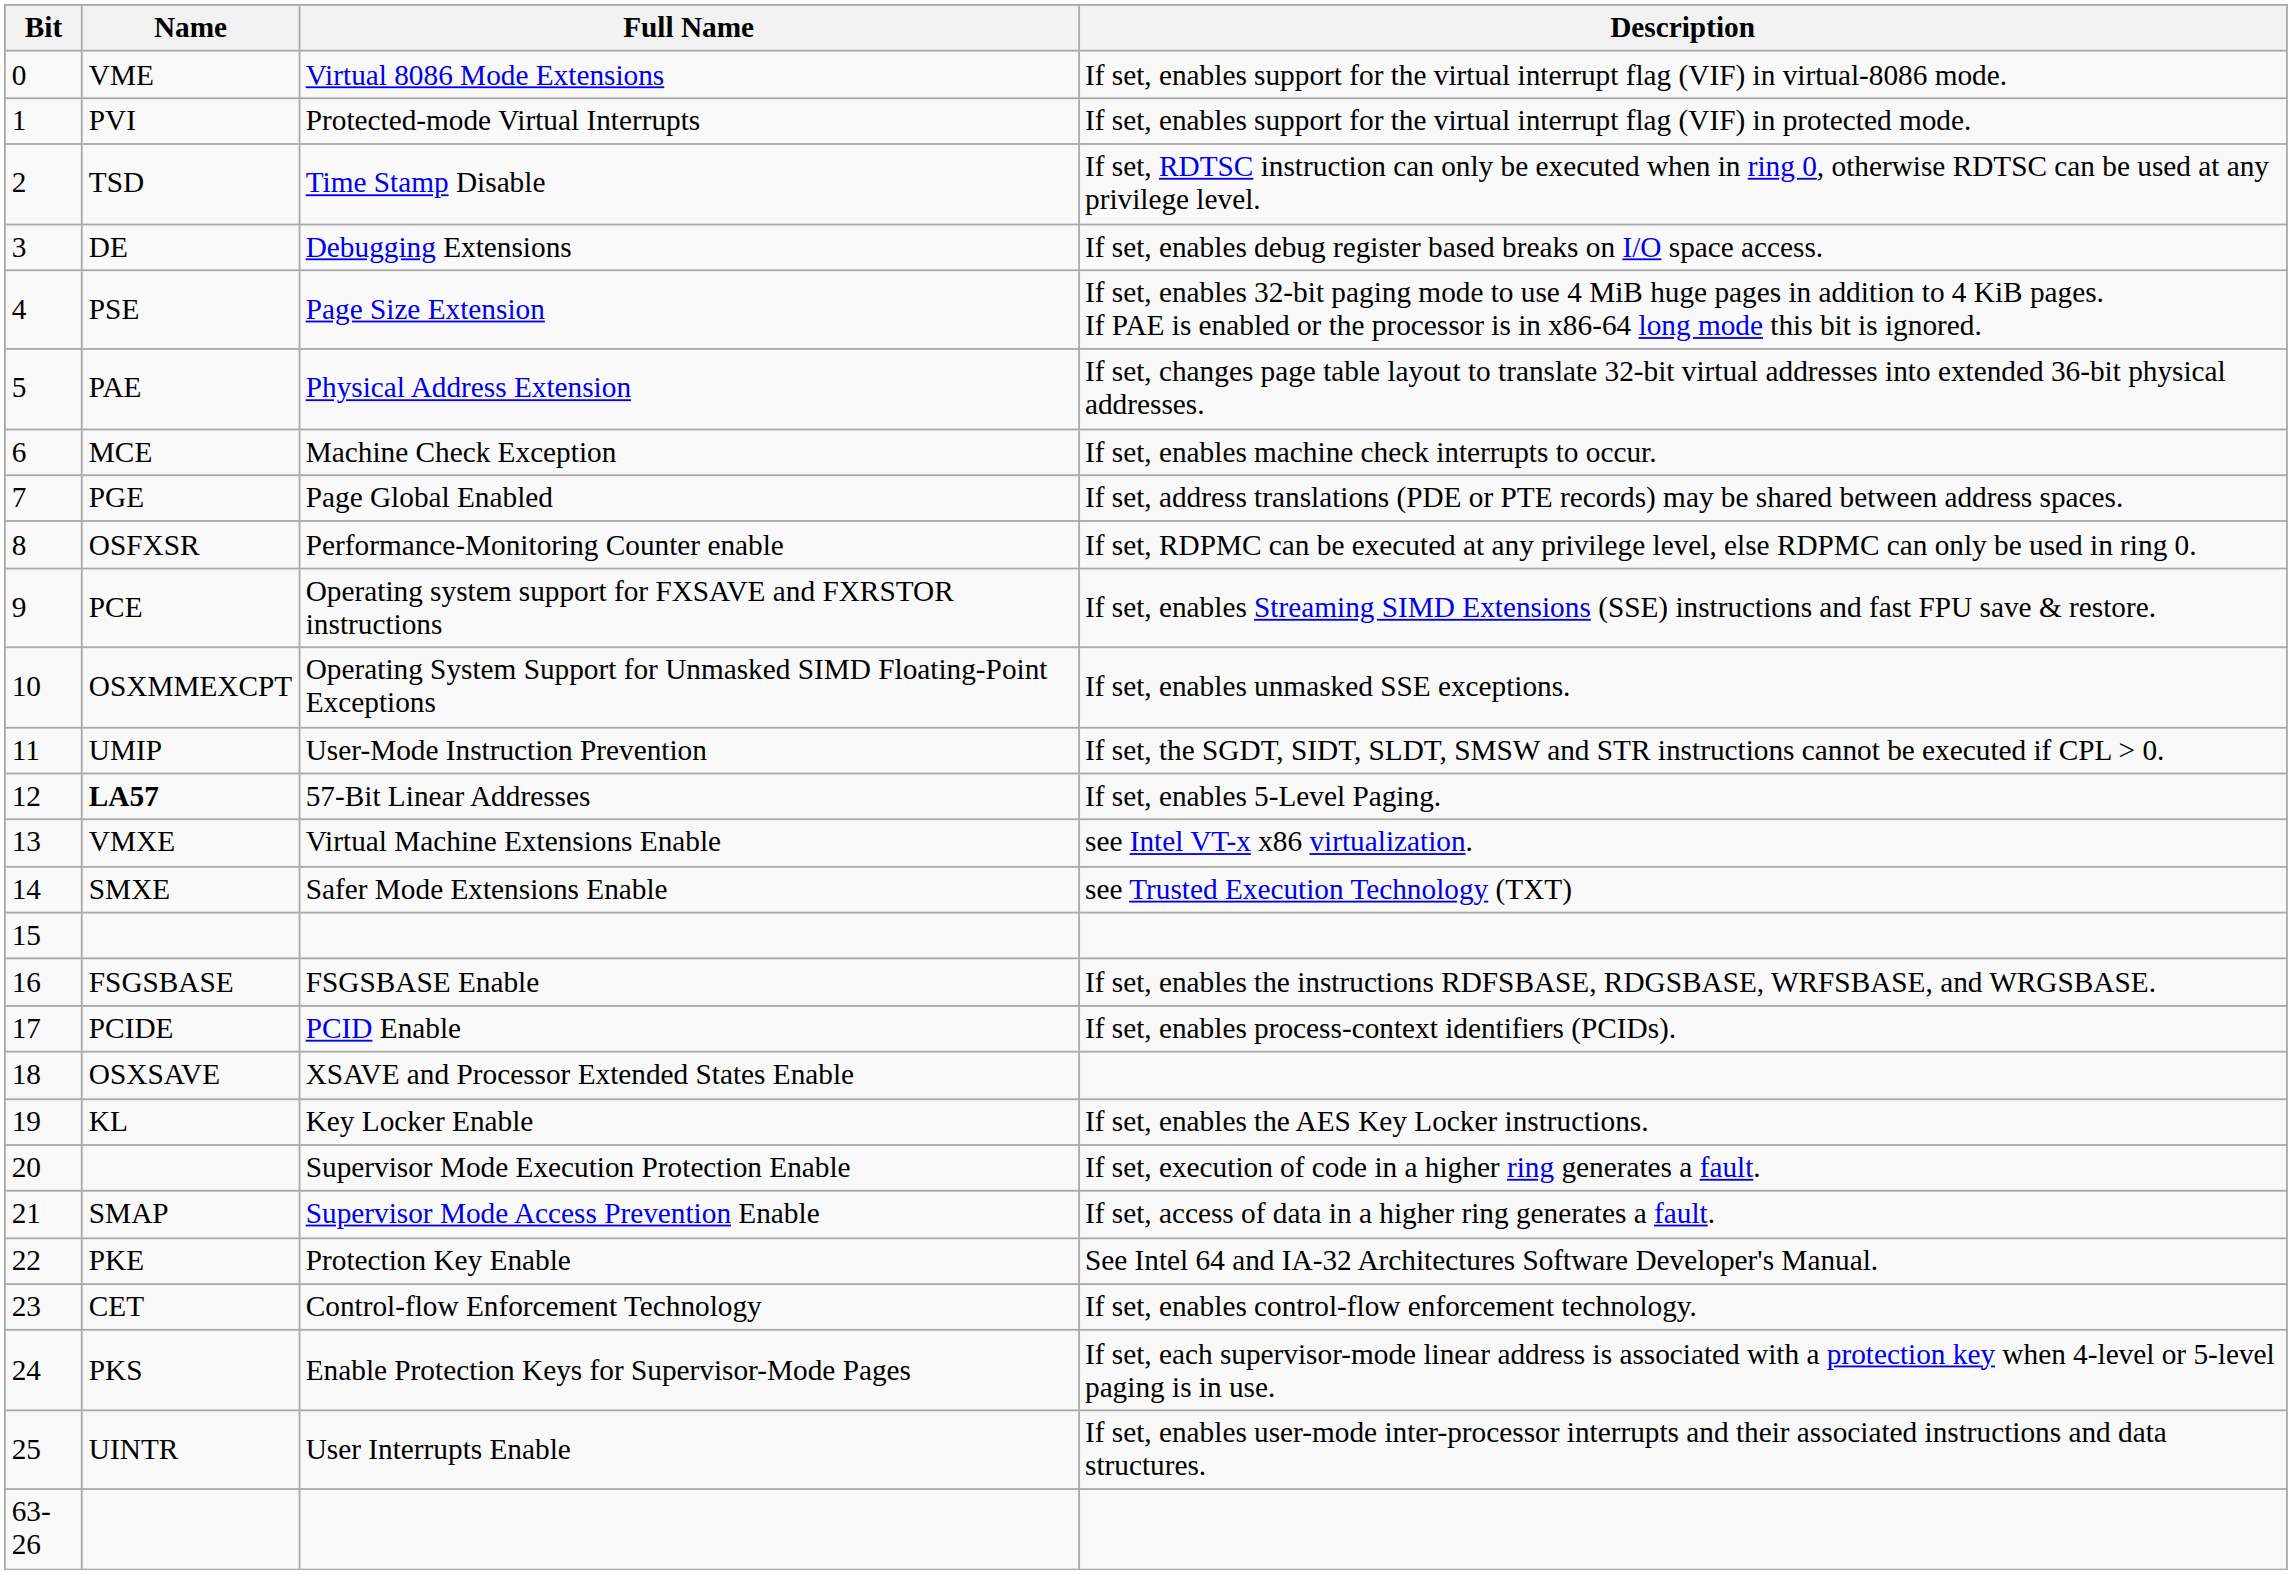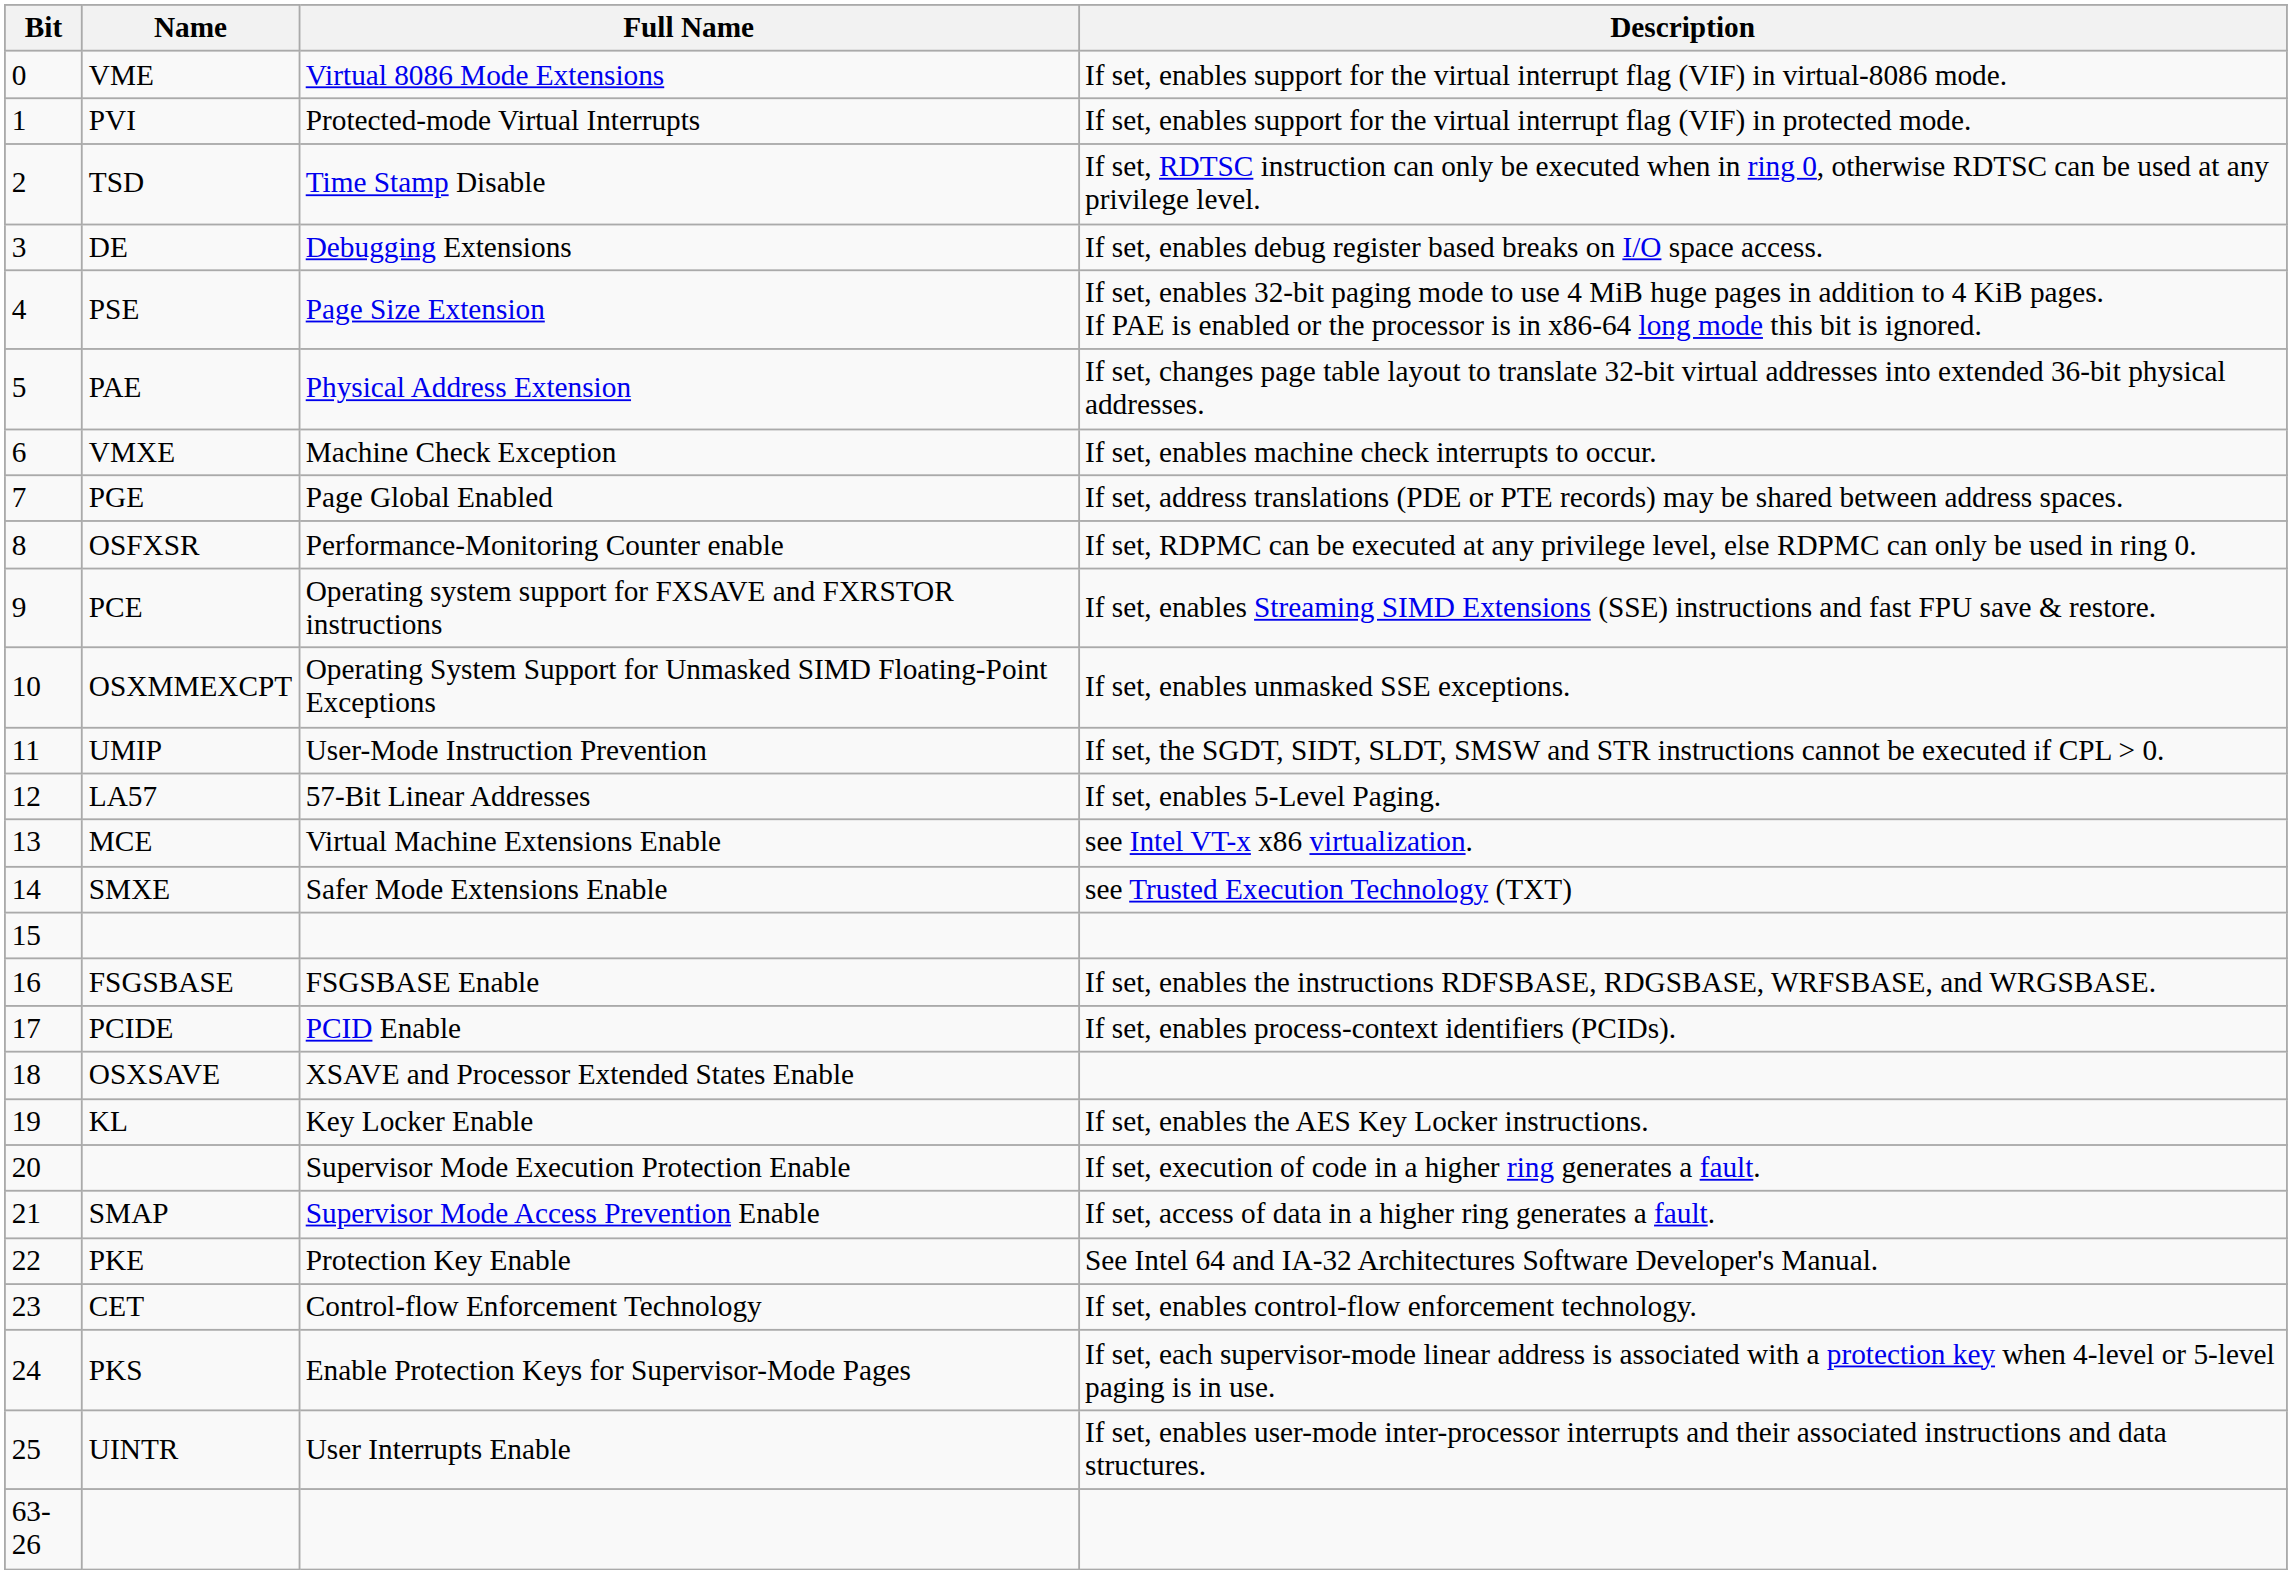(121, 451) MCE -> (132, 451) VMXE
(124, 796) bold -> (123, 796) normal
(132, 842) VMXE -> (121, 842) MCE
